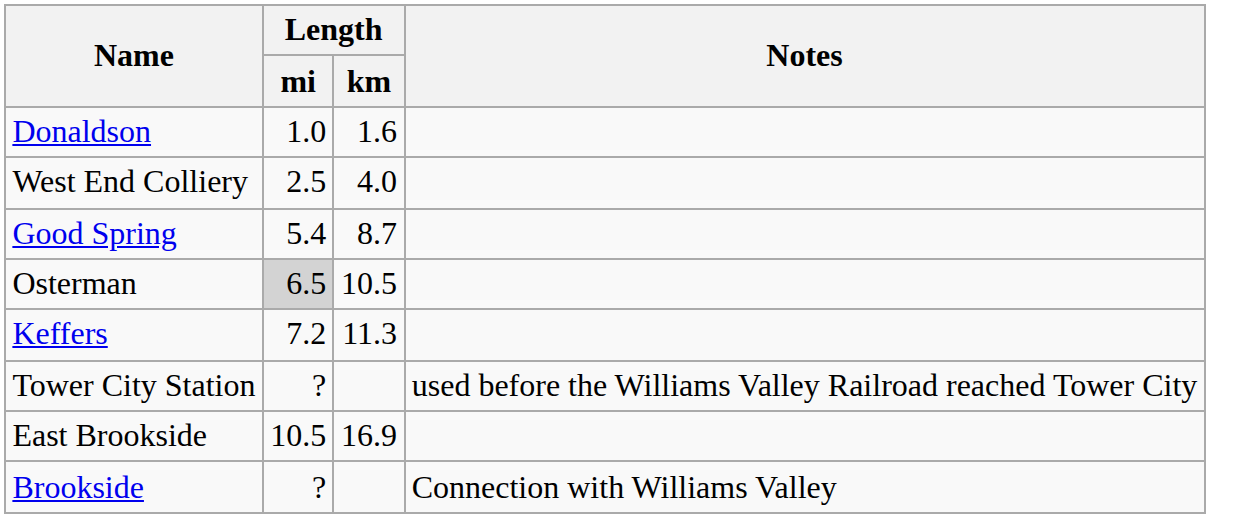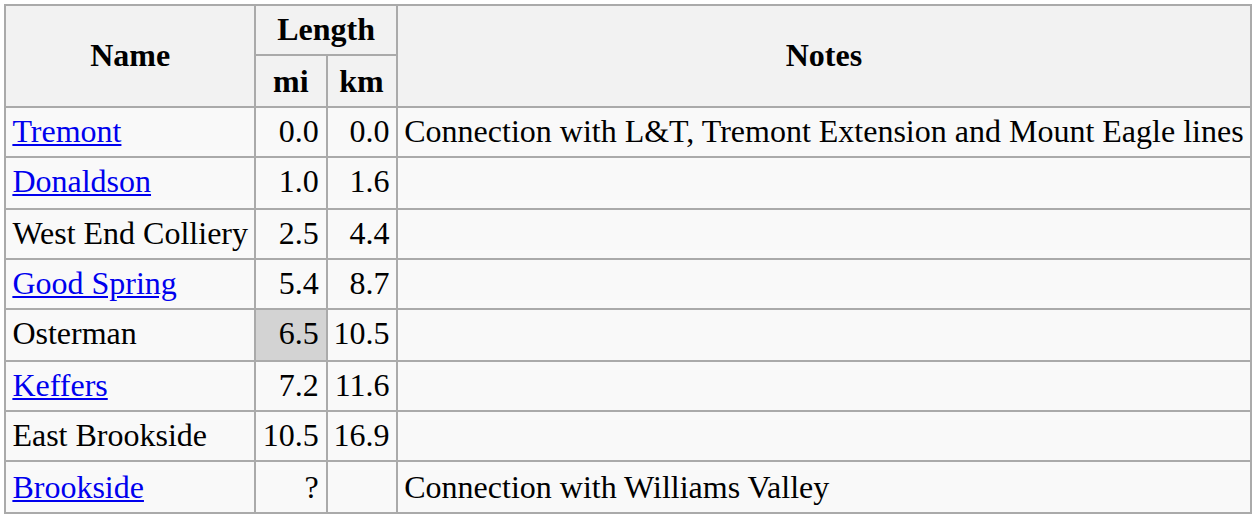+ row: (67, 131)
(377, 182) 4.0 -> (370, 232) 4.4
(370, 334) 11.3 -> (362, 385) 11.6
- row: (134, 385)
